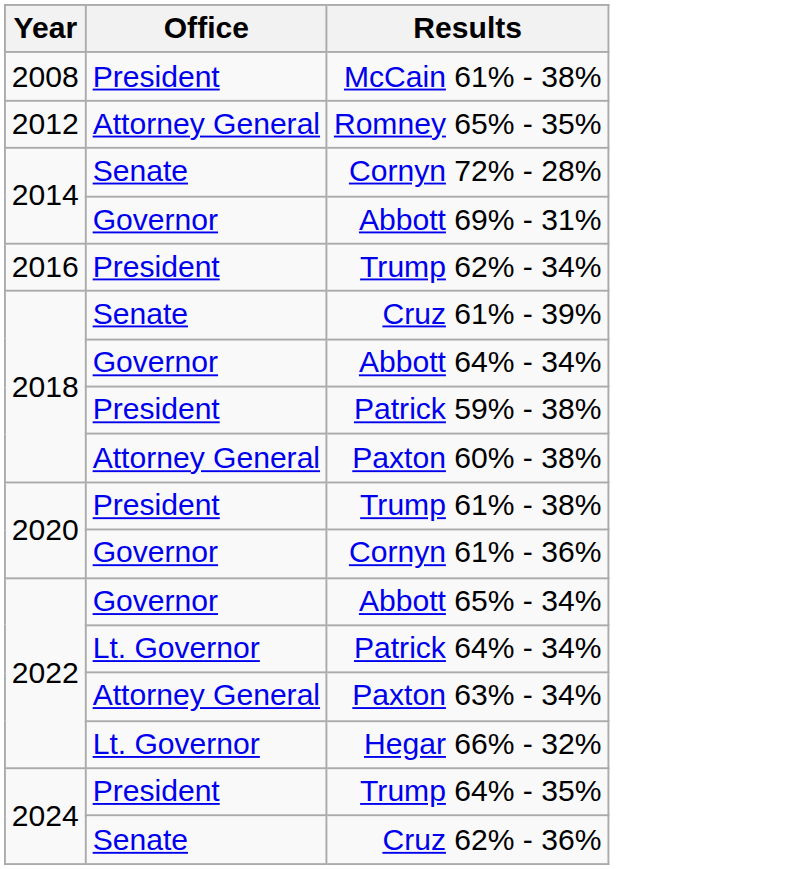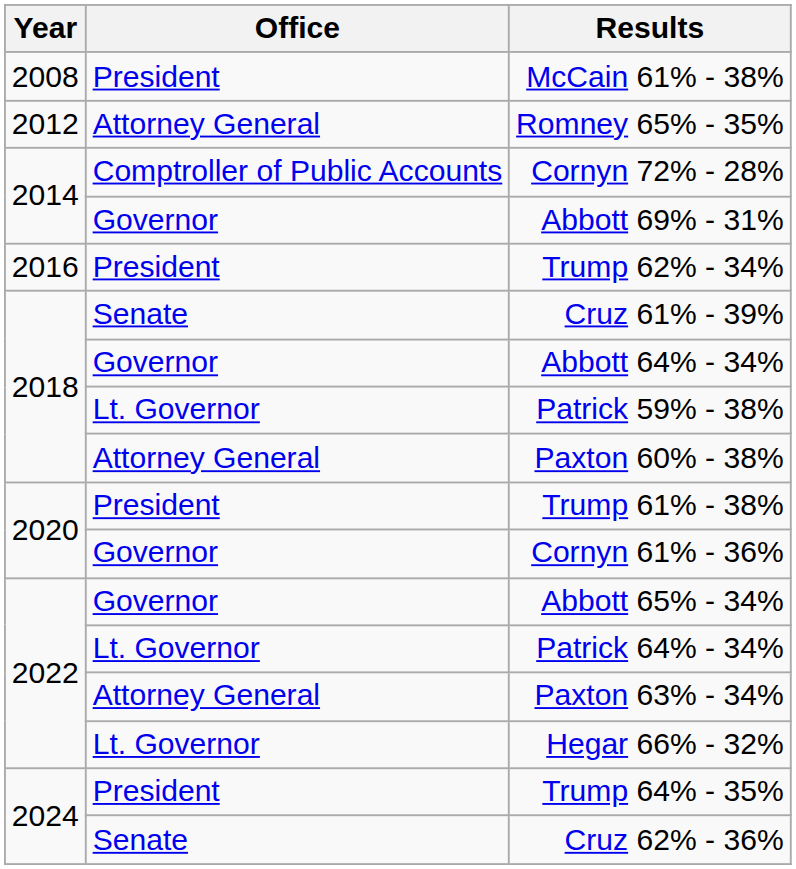(140, 171) Senate -> (297, 171) Comptroller of Public Accounts
(156, 409) President -> (176, 409) Lt. Governor
